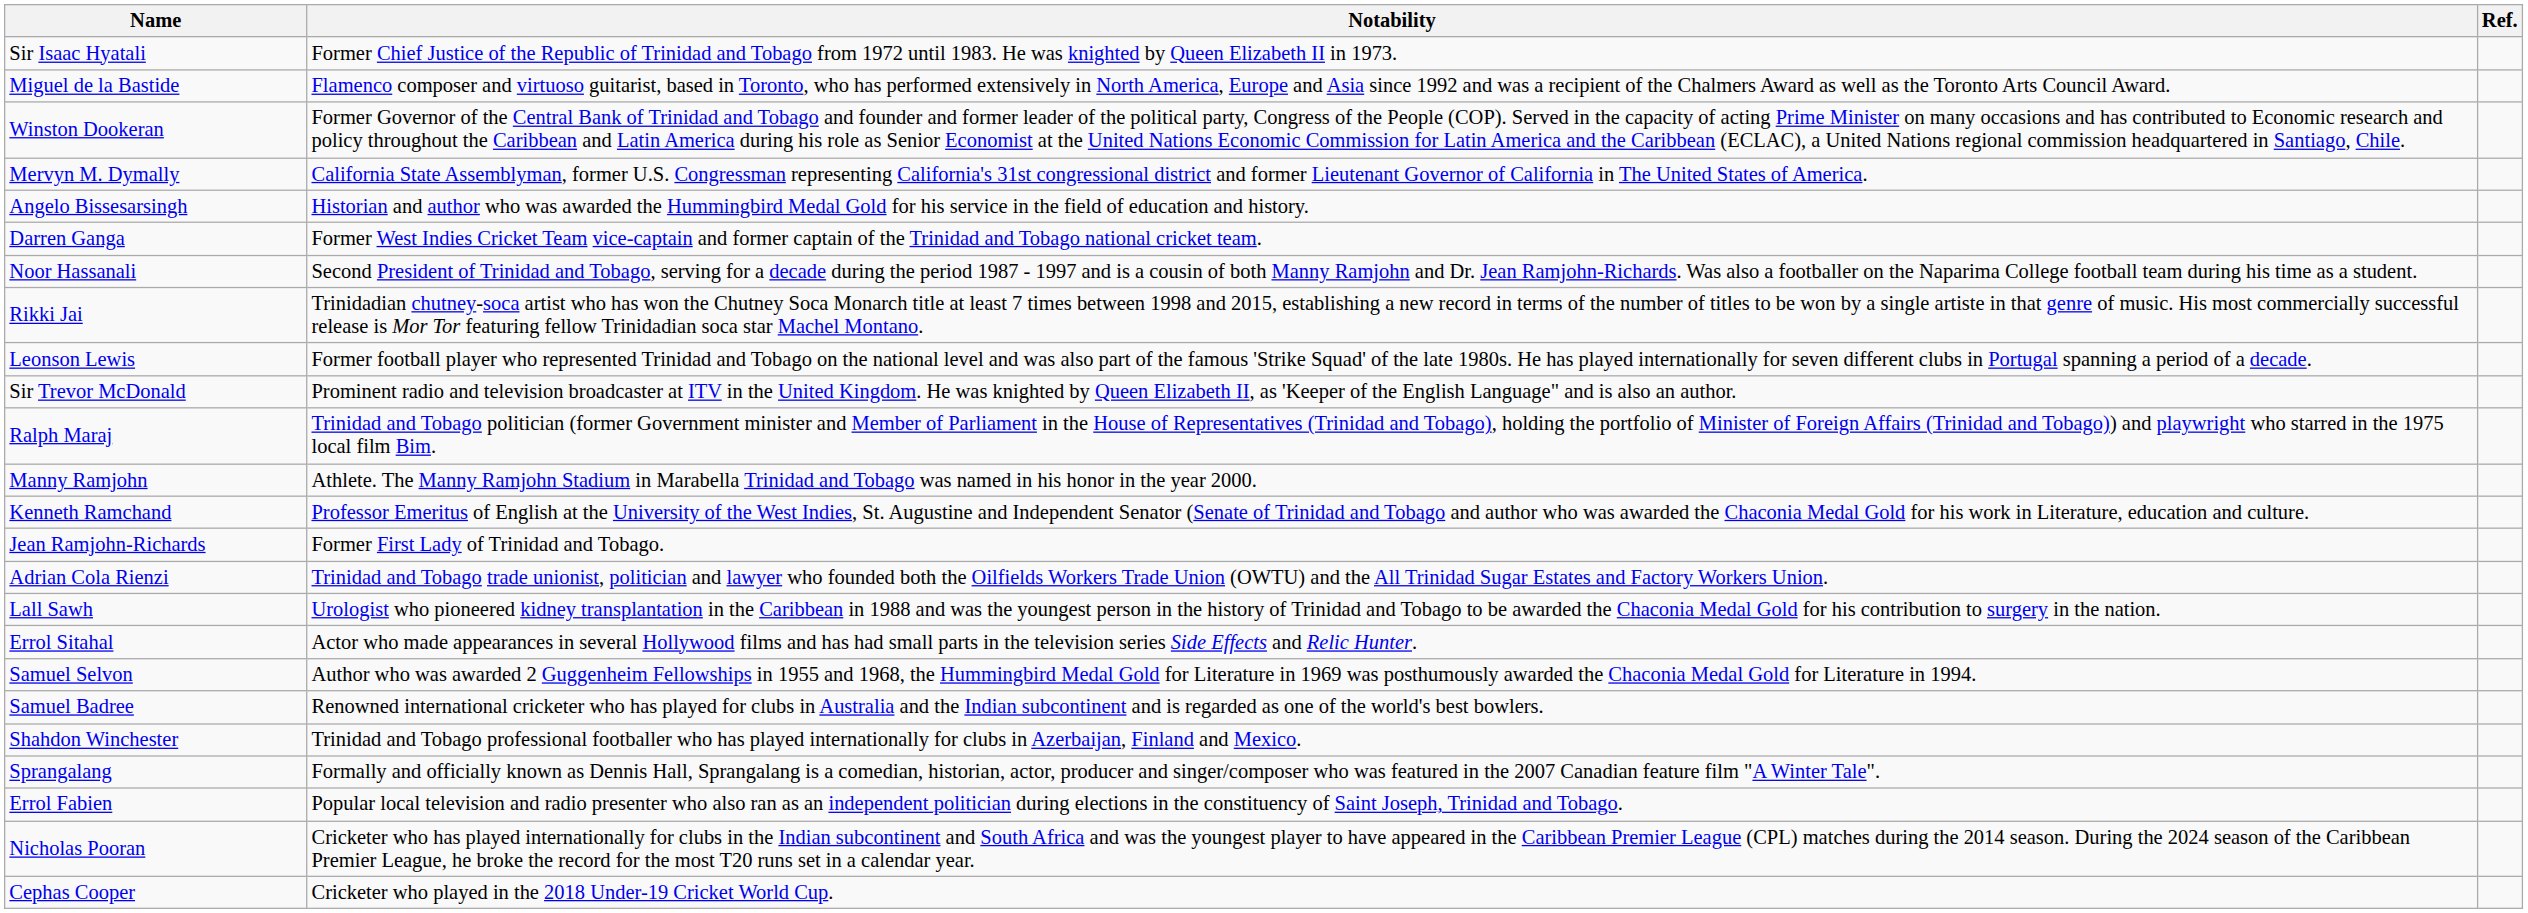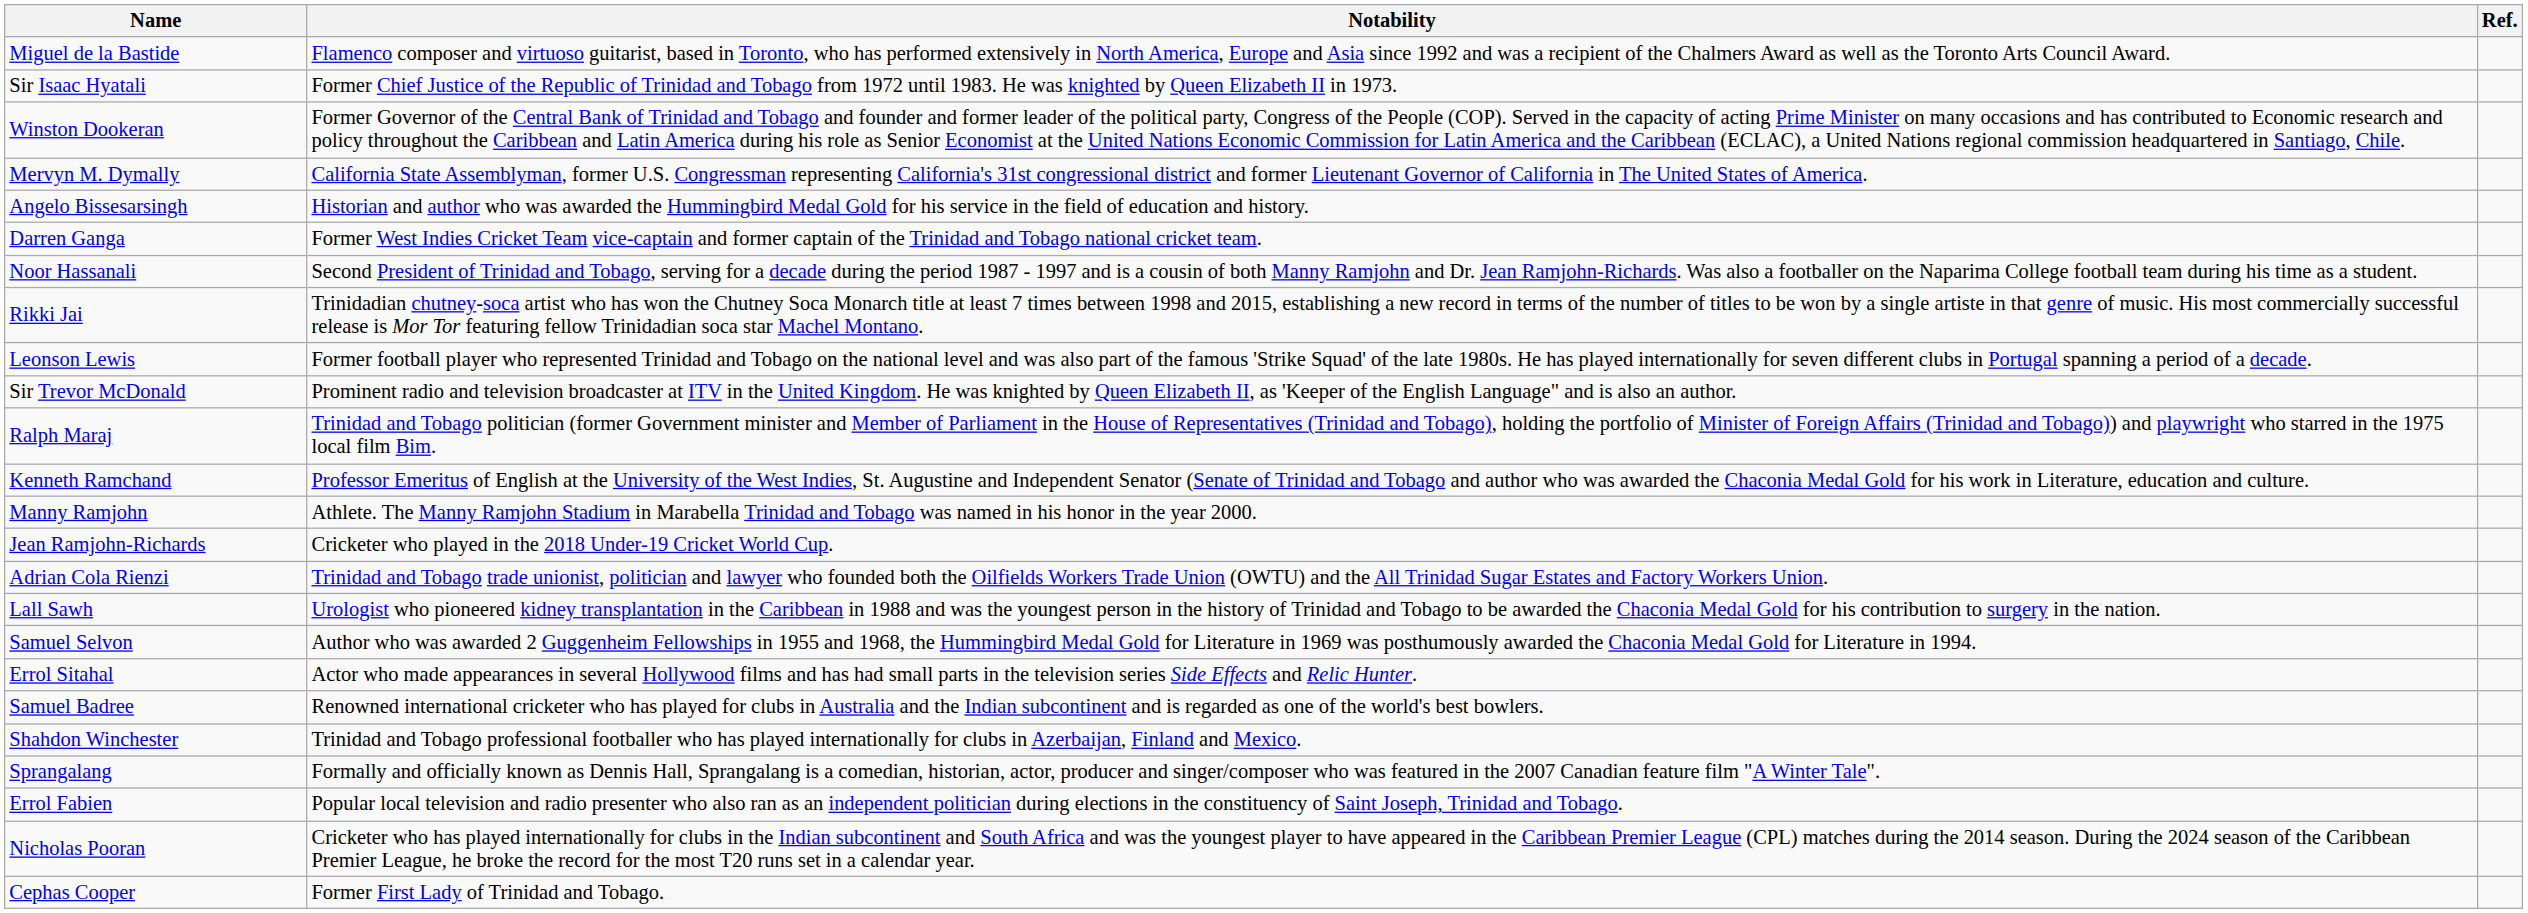rows swapped: (94, 85) <-> (78, 53)
rows swapped: (90, 512) <-> (78, 479)
(488, 544) Former First Lady of Trinidad and Tobago. -> (572, 544) Cricketer who played in the 2018 Under-19 Cricket World Cup.
rows swapped: (71, 674) <-> (61, 642)
(572, 892) Cricketer who played in the 2018 Under-19 Cricket World Cup. -> (488, 892) Former First Lady of Trinidad and Tobago.
